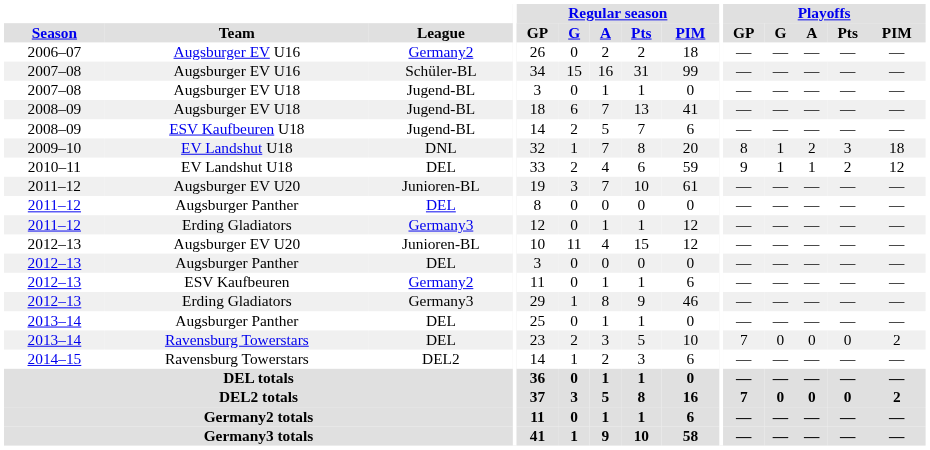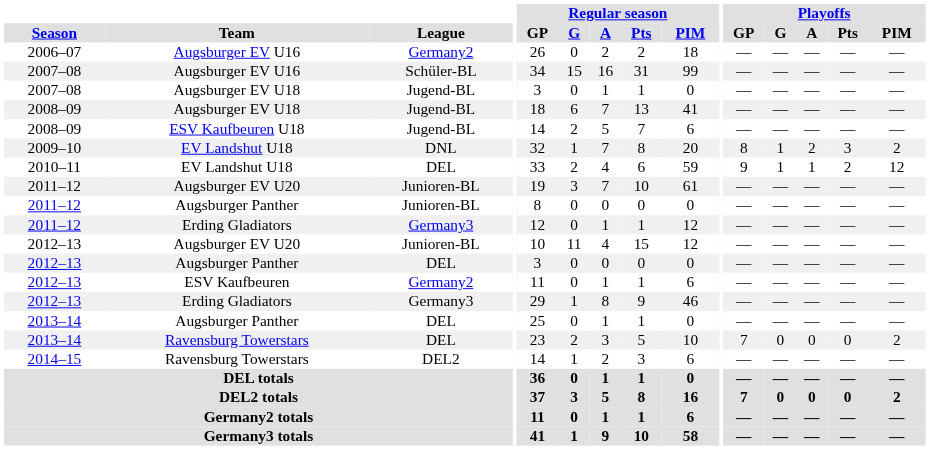(897, 148) 18 -> (897, 148) 2
(441, 205) DEL -> (441, 205) Junioren-BL
